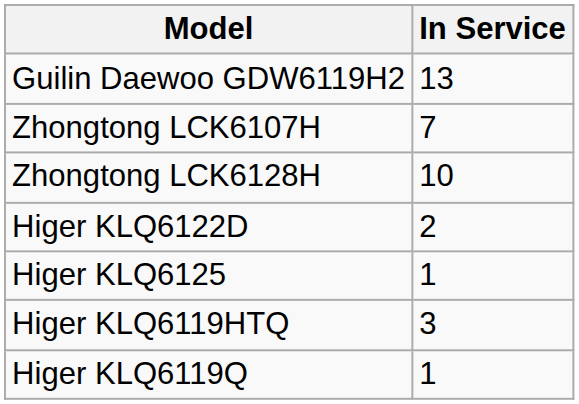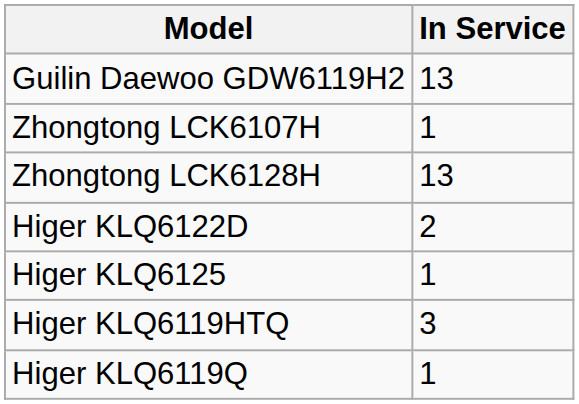(428, 127) 7 -> (428, 127) 1
(436, 176) 10 -> (436, 176) 13
